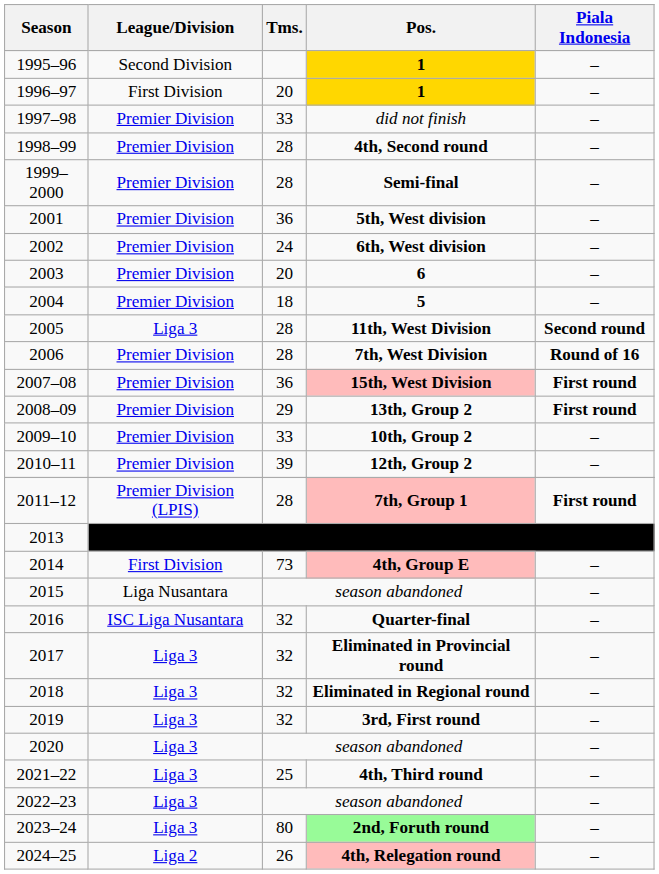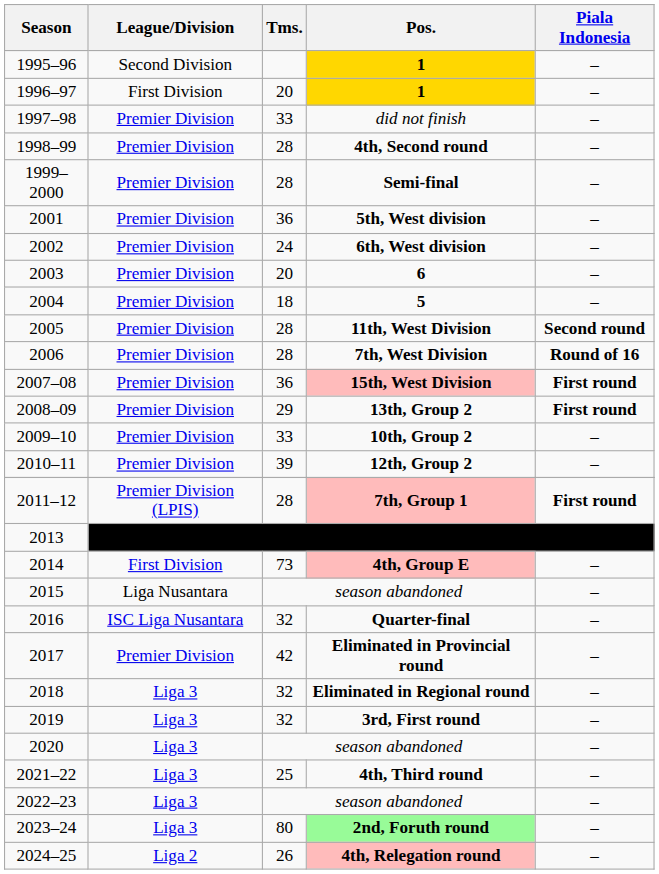(175, 328) Liga 3 -> (175, 328) Premier Division
(175, 655) Liga 3 -> (175, 655) Premier Division
(284, 655) 32 -> (284, 655) 42
